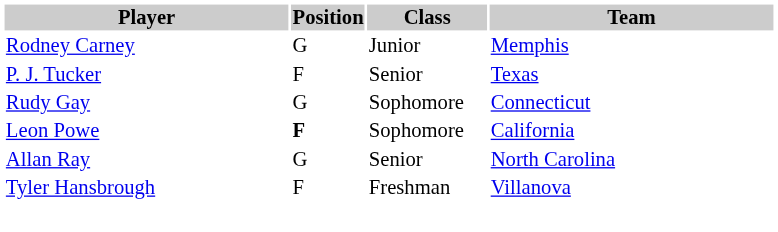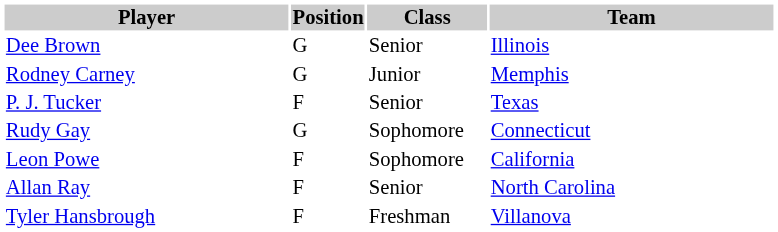+ row: (53, 45)
(299, 130) bold -> (298, 159) normal
(300, 159) G -> (298, 187) F
